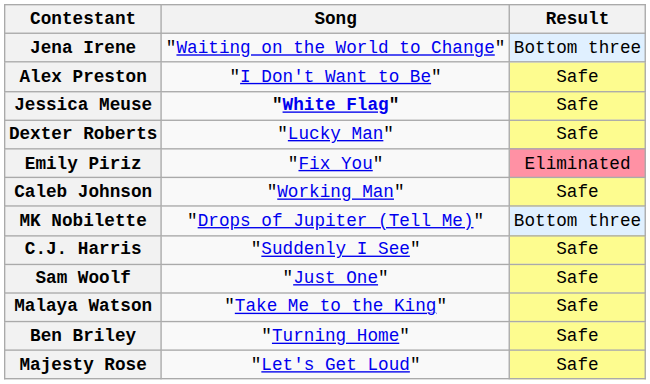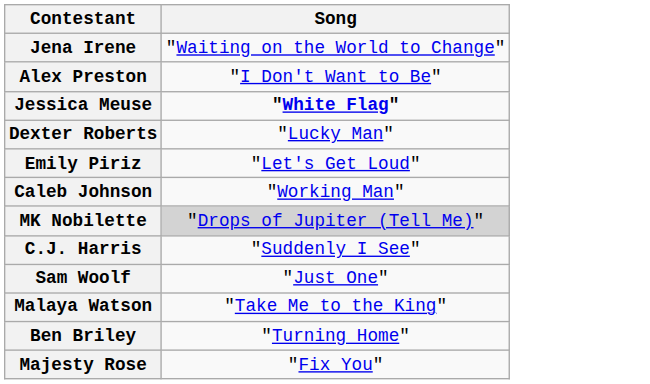- column: (577, 19)
(336, 163) "Fix You" -> (336, 163) "Let's Get Loud"
(336, 221) no background -> (336, 221) lightgrey background
(336, 365) "Let's Get Loud" -> (336, 365) "Fix You"
